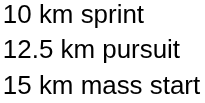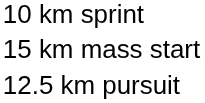rows swapped: (91, 49) <-> (102, 85)
